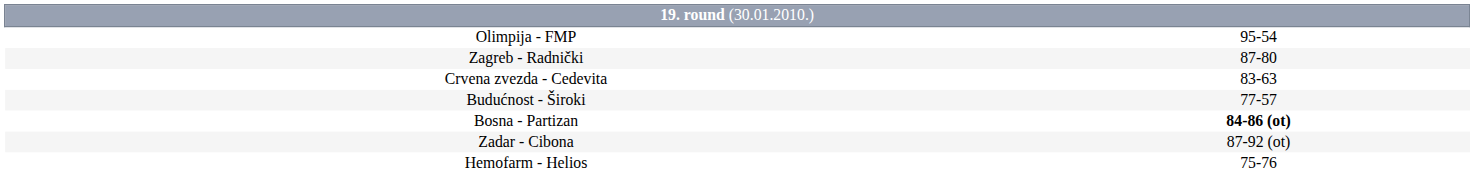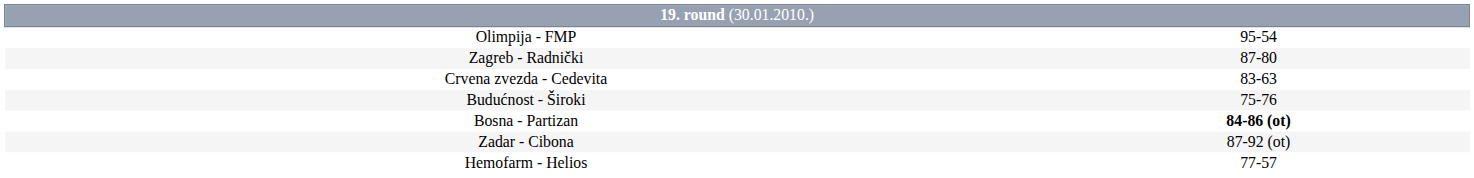(1259, 100) 77-57 -> (1259, 100) 75-76
(1259, 162) 75-76 -> (1259, 162) 77-57
